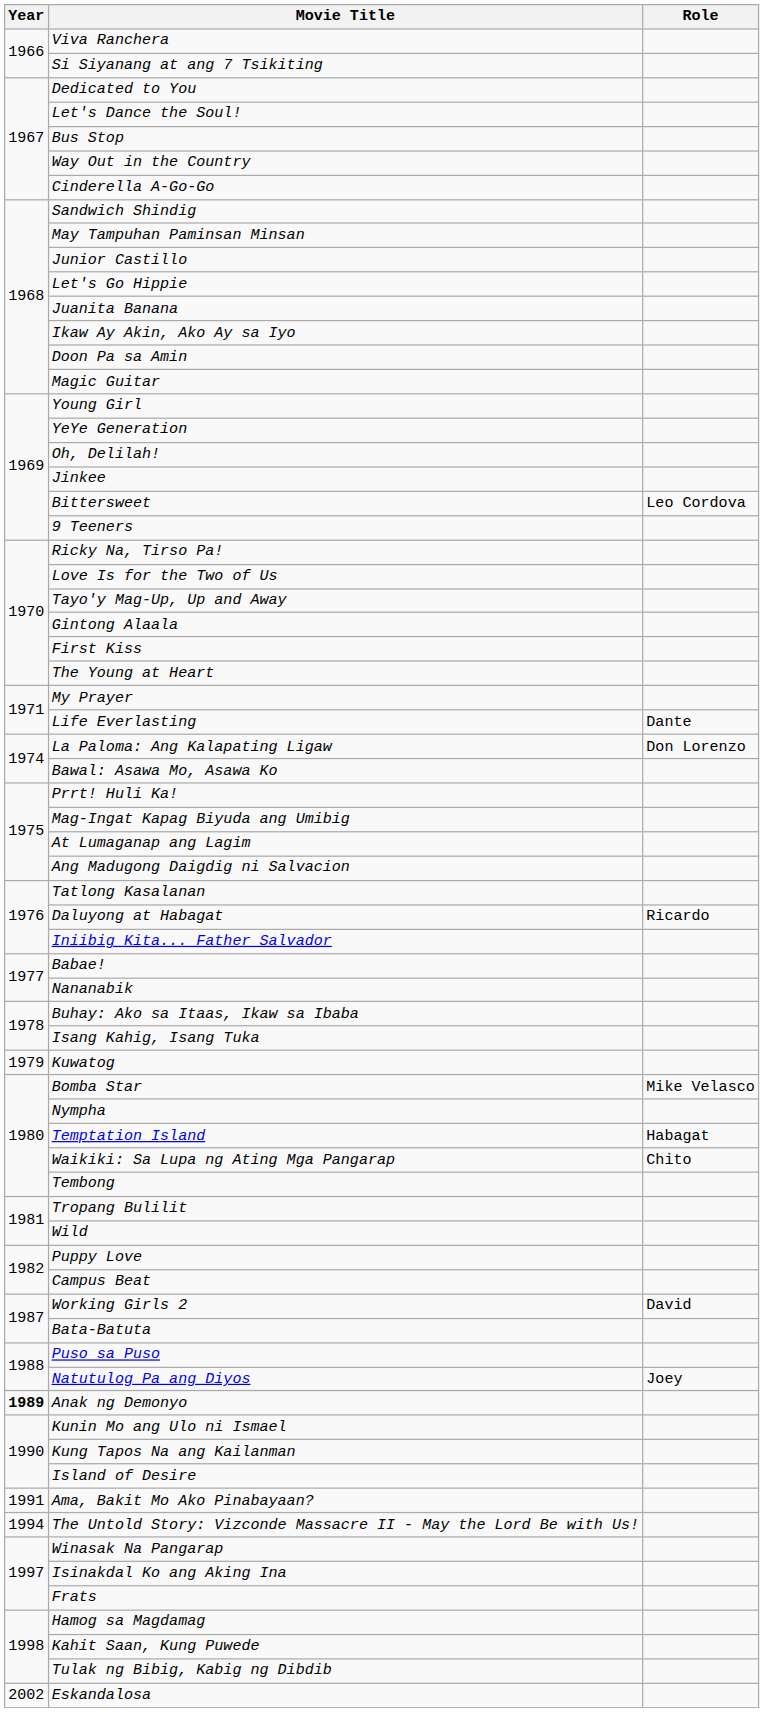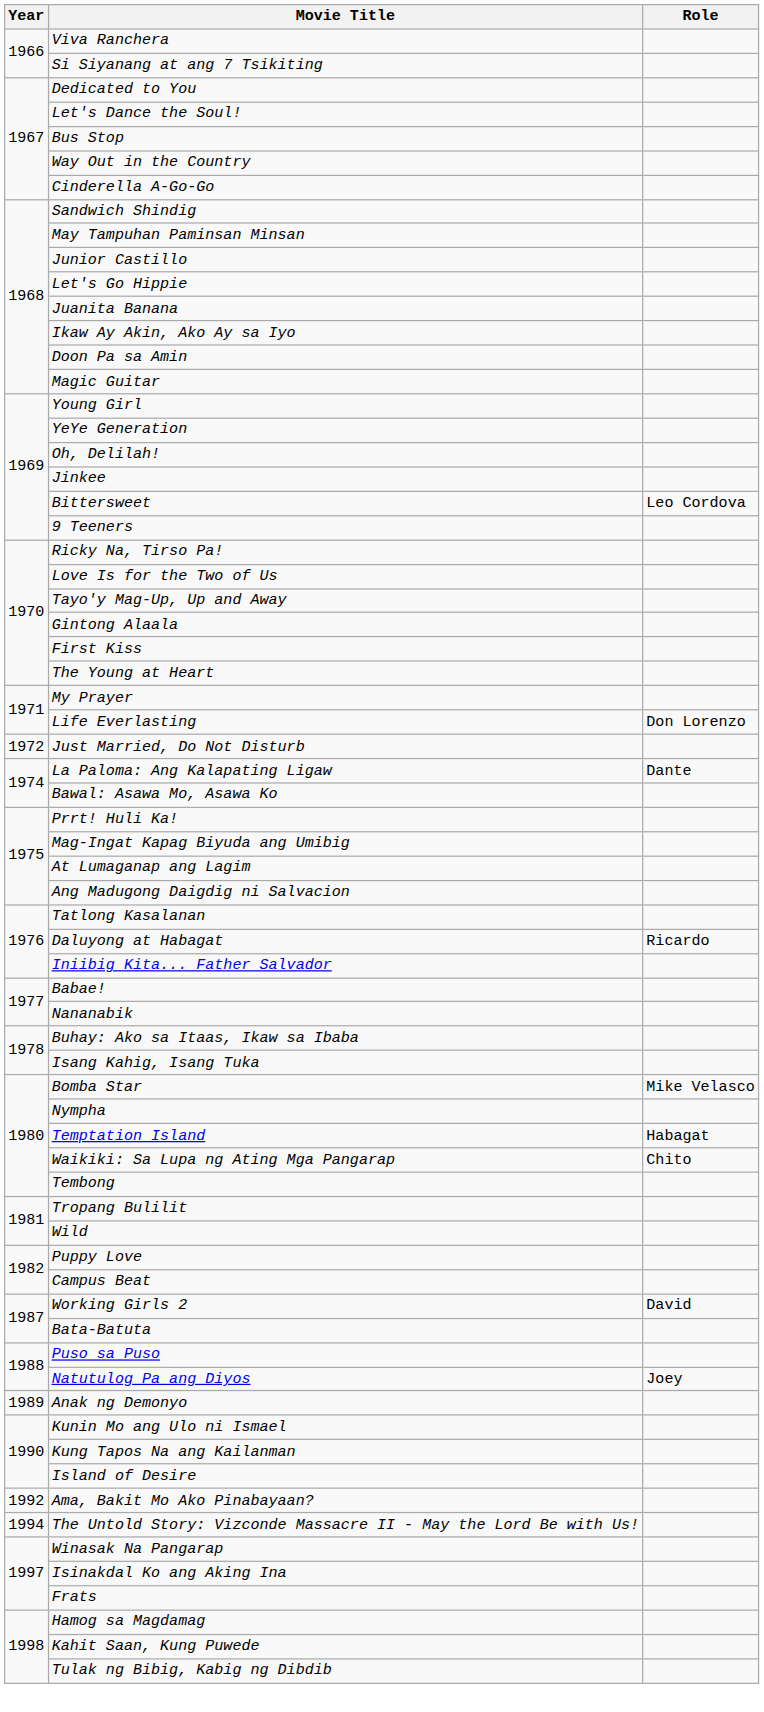(669, 723) Dante -> (696, 723) Don Lorenzo
+ row: (178, 747)
(696, 747) Don Lorenzo -> (669, 771) Dante
- row: (83, 1063)
(26, 1404) bold -> (26, 1404) normal
(26, 1501) 1991 -> (26, 1501) 1992
- row: (101, 1695)
